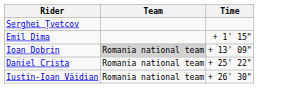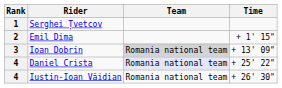+ column: (16, 11)
(153, 63) no background -> (176, 63) lavender background
